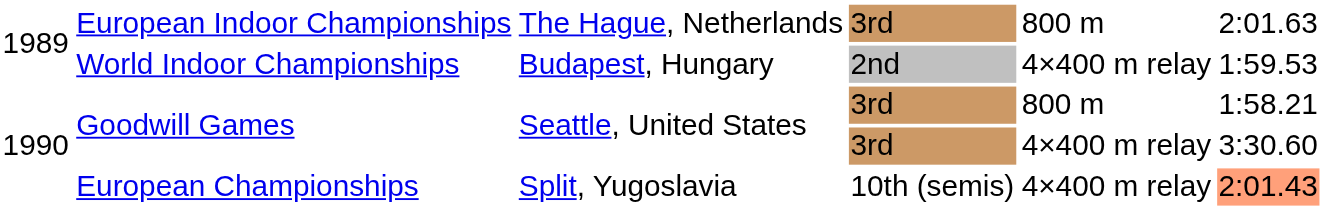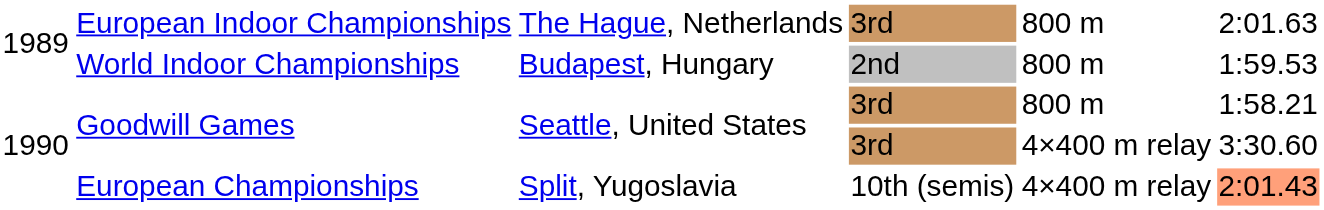(1116, 63) 4×400 m relay -> (1063, 63) 800 m
